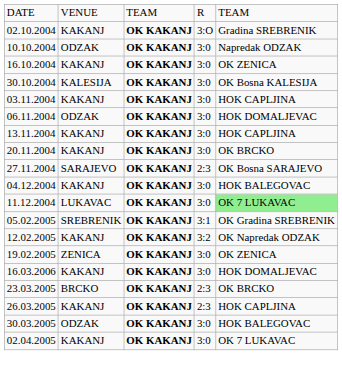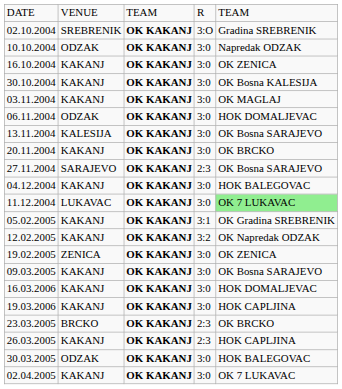(83, 30) KAKANJ -> (91, 30) SREBRENIK
(86, 82) KALESIJA -> (83, 82) KAKANJ
(257, 99) HOK CAPLJINA -> (250, 99) OK MAGLAJ
(83, 133) KAKANJ -> (86, 133) KALESIJA
(257, 133) HOK CAPLJINA -> (270, 133) OK Bosna SARAJEVO
(91, 220) SREBRENIK -> (83, 220) KAKANJ
+ row: (31, 271)
+ row: (31, 306)
